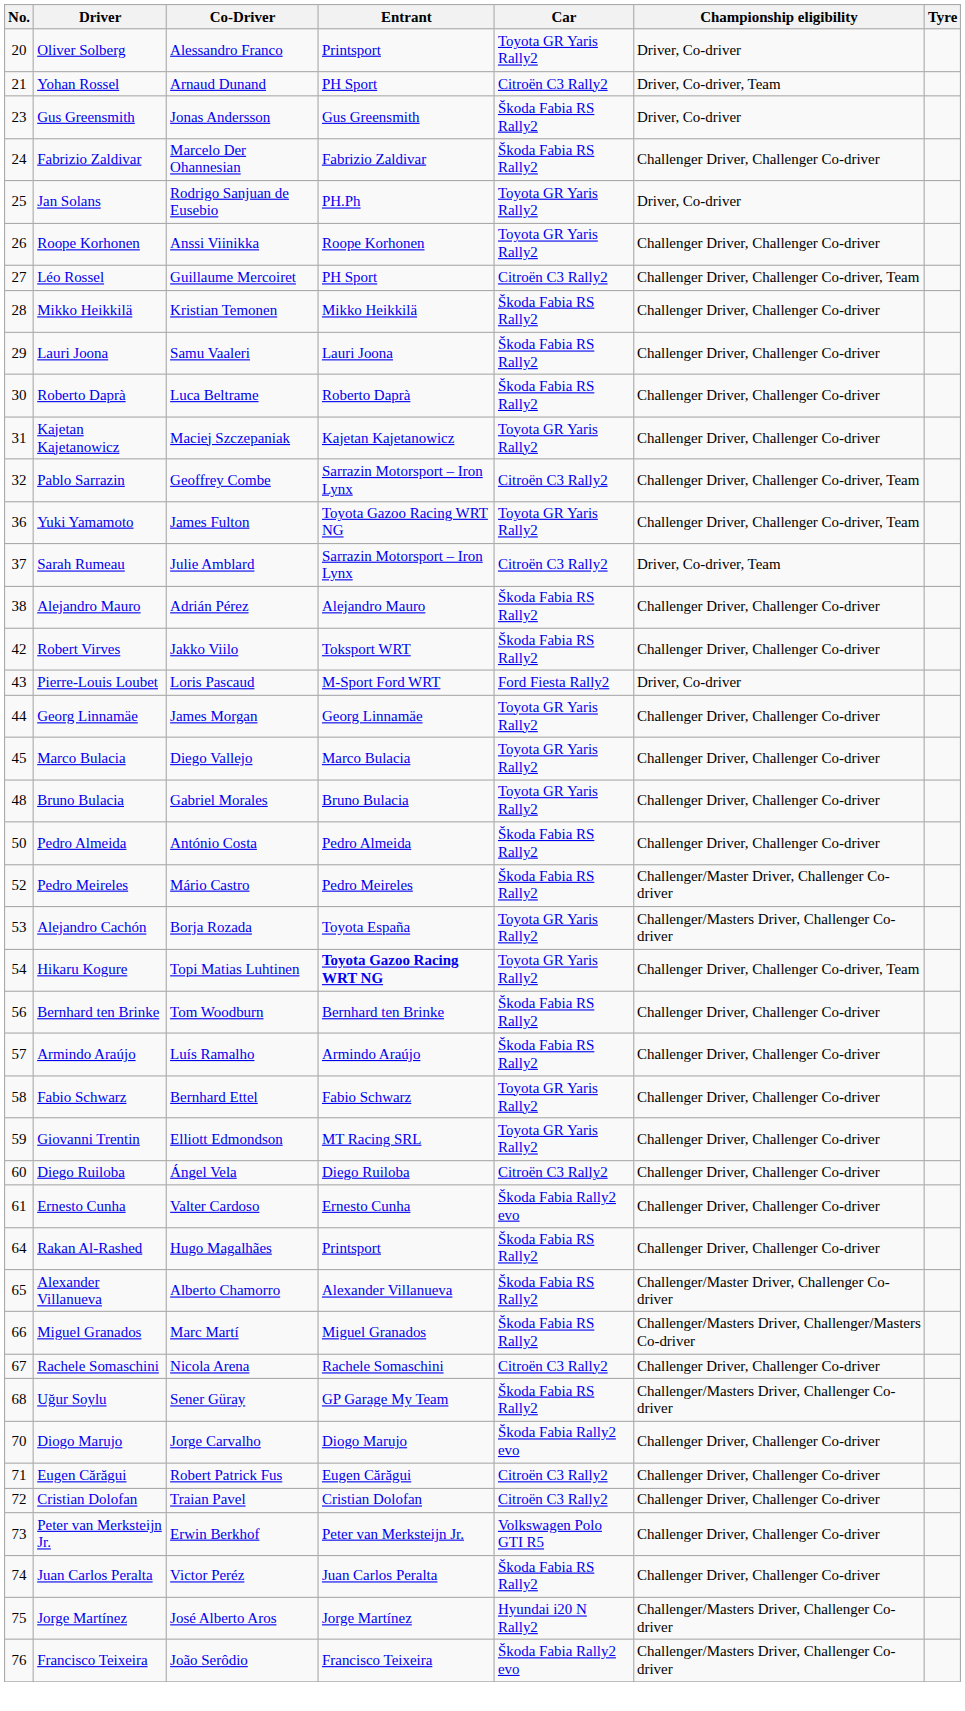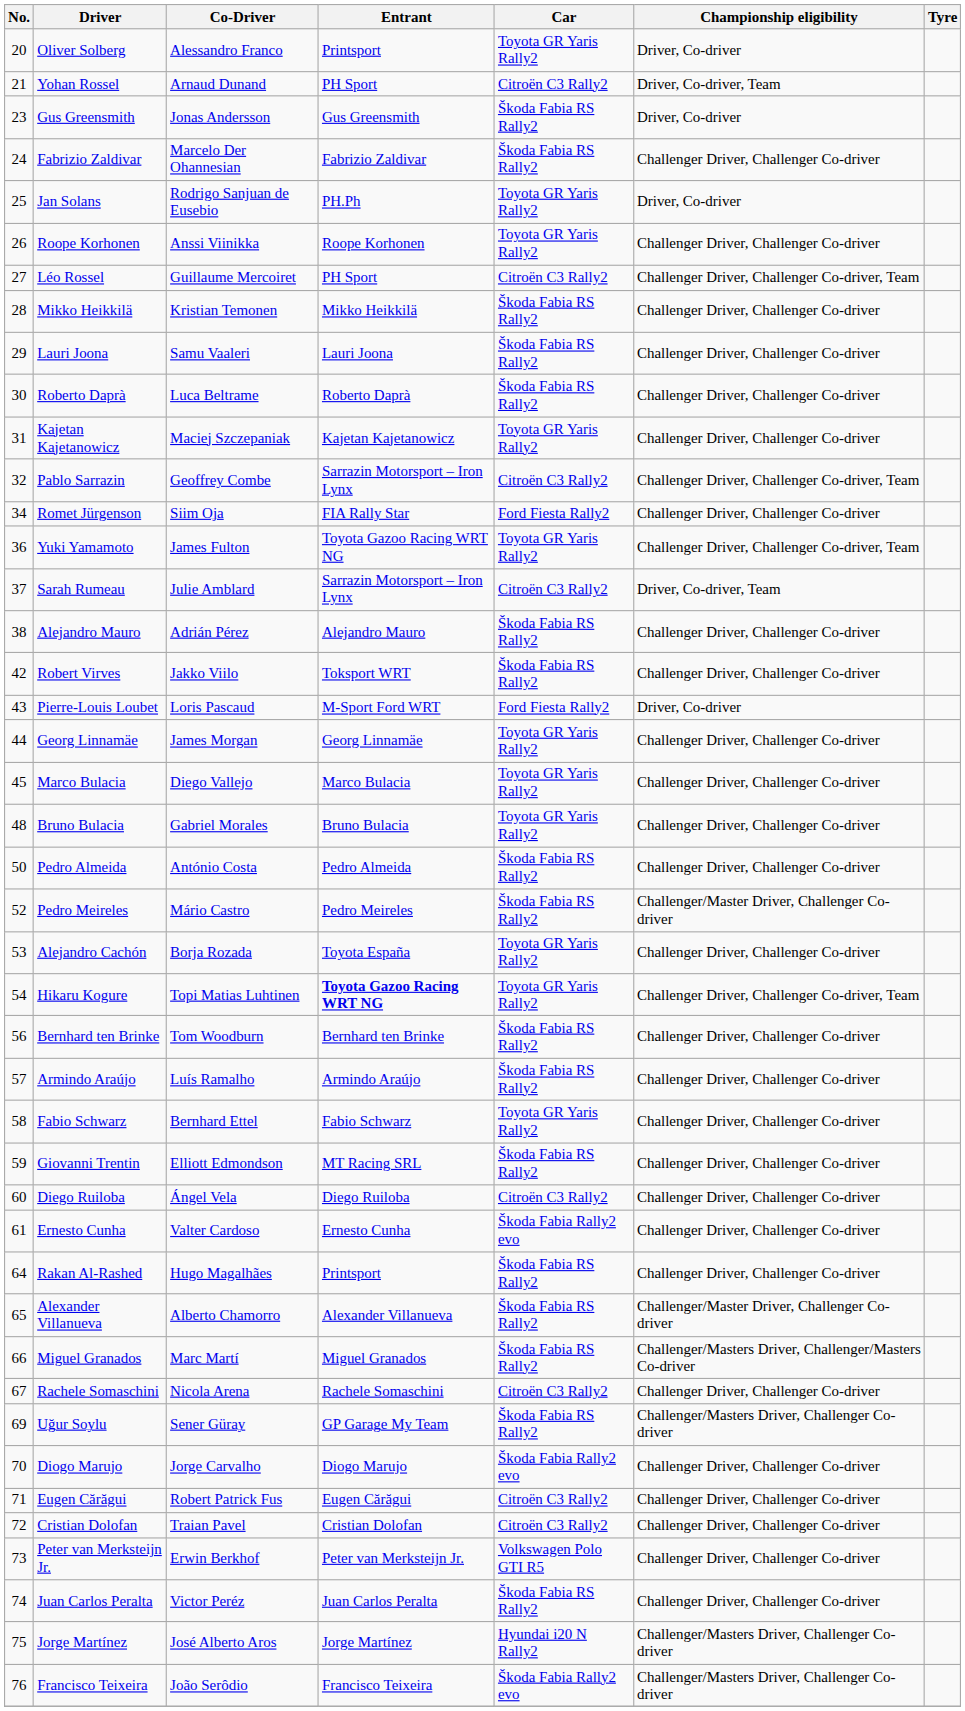+ row: (89, 513)
(766, 927) Challenger/Masters Driver, Challenger Co-driver -> (758, 951) Challenger Driver, Challenger Co-driver
(548, 1138) Toyota GR Yaris Rally2 -> (546, 1163) Škoda Fabia RS Rally2
(19, 1399) 68 -> (19, 1424) 69
